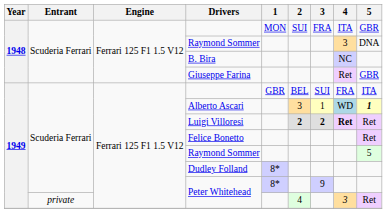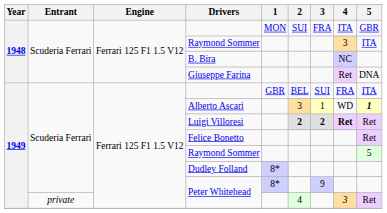(369, 44) DNA -> (369, 44) ITA
(369, 75) GBR -> (369, 75) DNA
(345, 106) lightblue background -> (345, 106) no background
